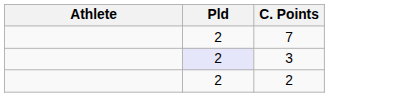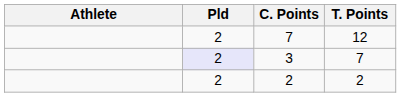+ column: (360, 15)
